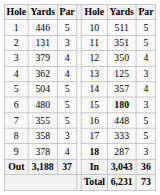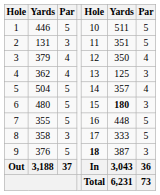(43, 151) 378 -> (43, 151) 376
(67, 151) 4 -> (67, 151) 5
(122, 151) 287 -> (122, 151) 387
